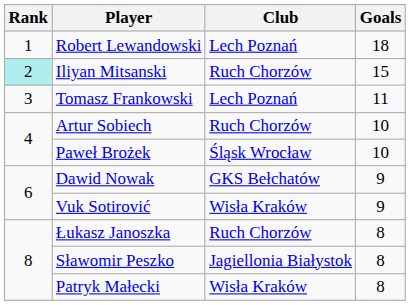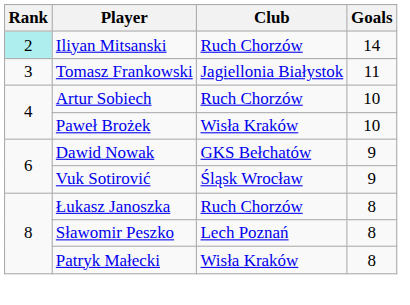- row: (129, 44)
(381, 71) 15 -> (372, 44) 14
(253, 98) Lech Poznań -> (272, 71) Jagiellonia Białystok
(260, 152) Śląsk Wrocław -> (249, 125) Wisła Kraków
(258, 206) Wisła Kraków -> (252, 179) Śląsk Wrocław
(281, 260) Jagiellonia Białystok -> (245, 233) Lech Poznań
